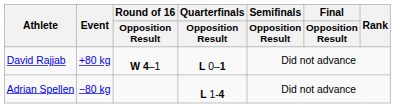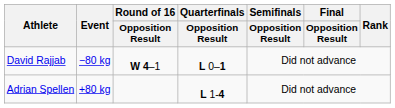(95, 61) +80 kg -> (95, 61) −80 kg
(95, 89) −80 kg -> (95, 89) +80 kg
